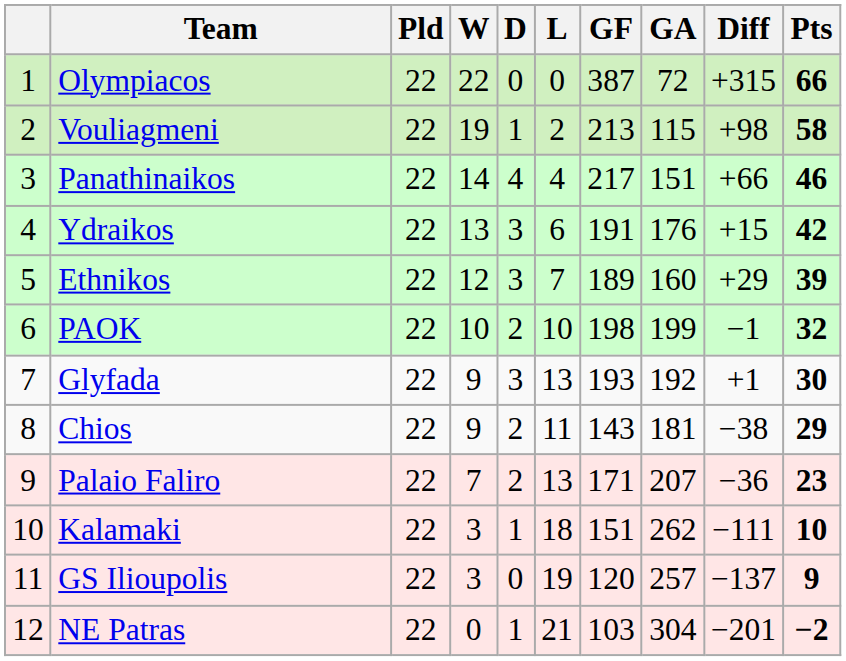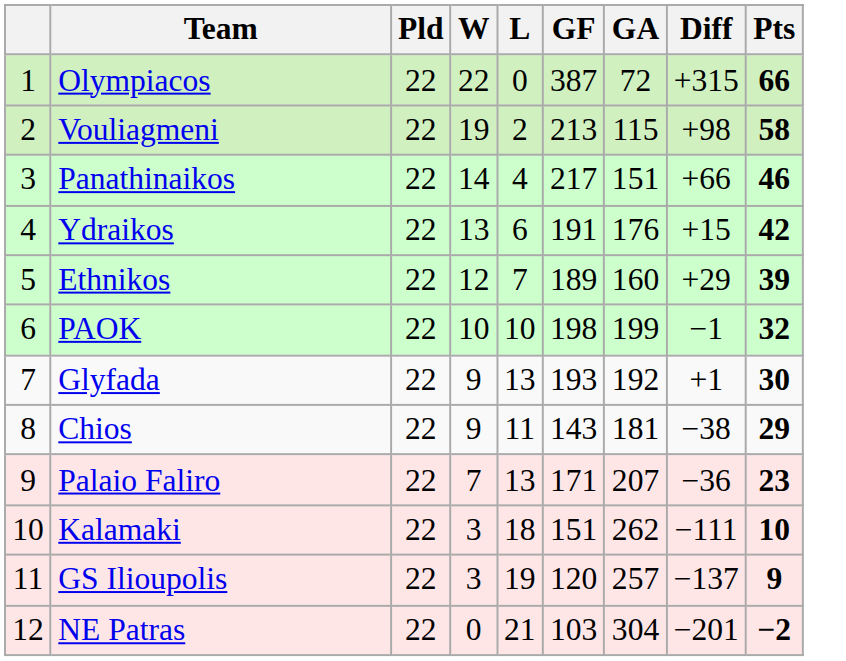- column: (515, 29)
